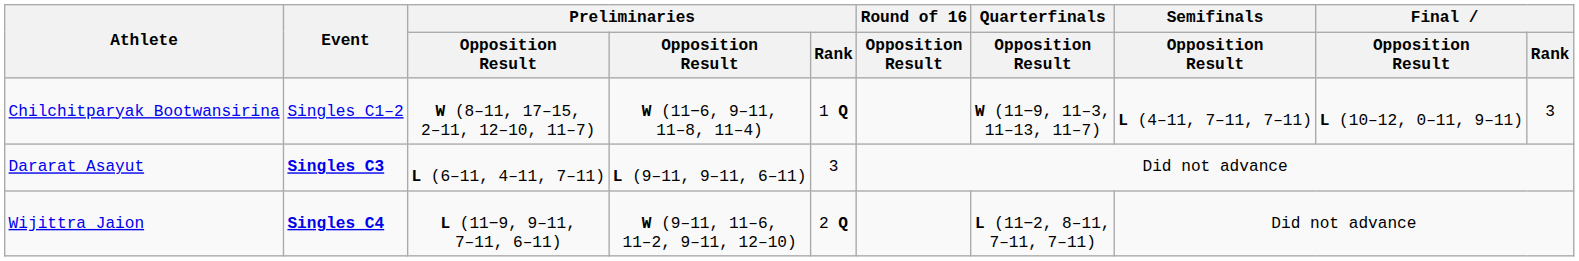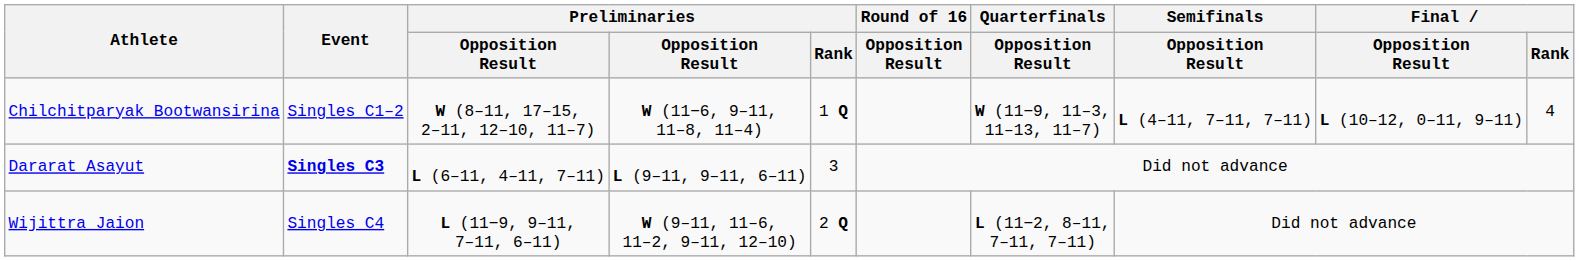(1550, 111) 3 -> (1550, 111) 4
(336, 223) bold -> (336, 223) normal
